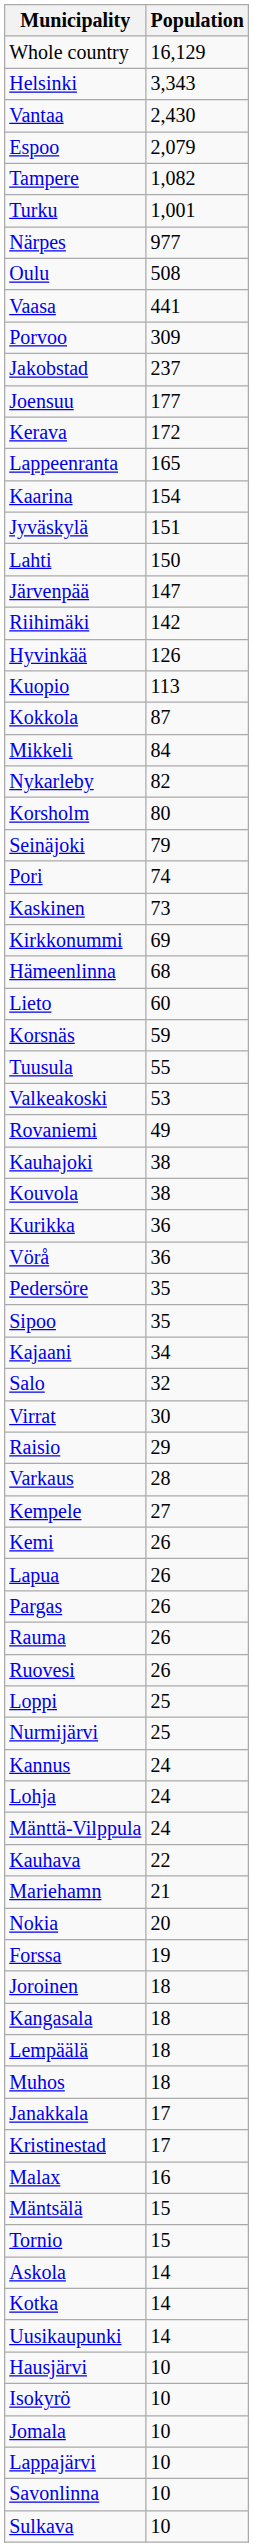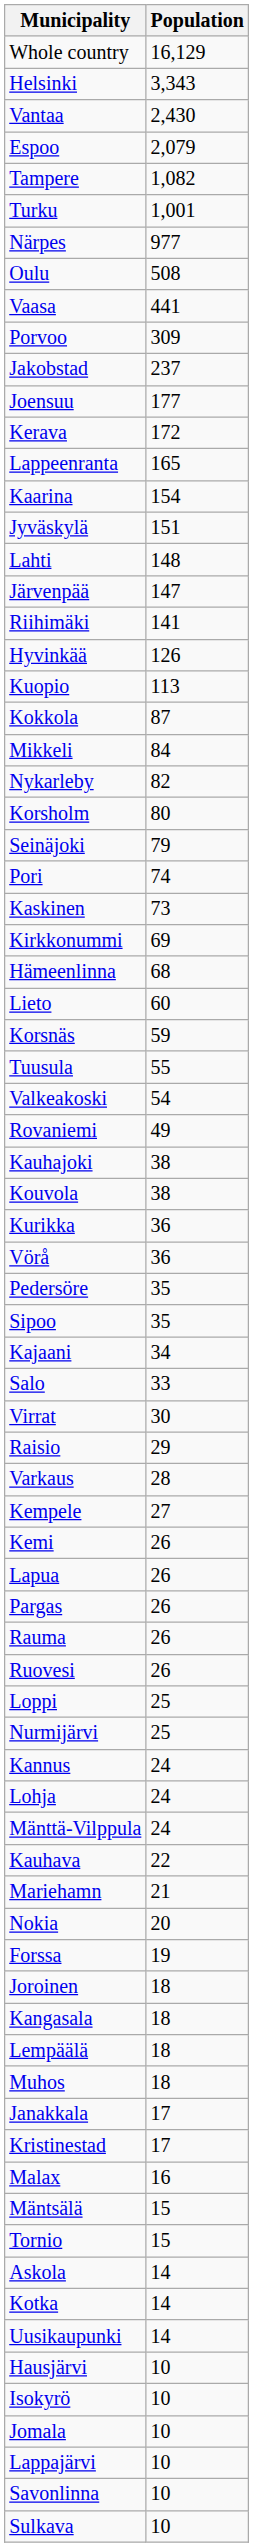(166, 559) 150 -> (166, 559) 148
(166, 623) 142 -> (166, 623) 141
(161, 1098) 53 -> (161, 1098) 54
(161, 1384) 32 -> (161, 1384) 33
